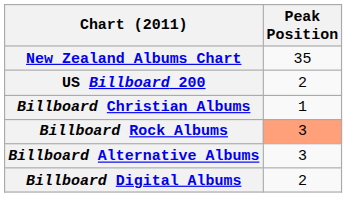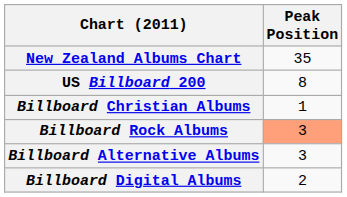(302, 83) 2 -> (302, 83) 8
